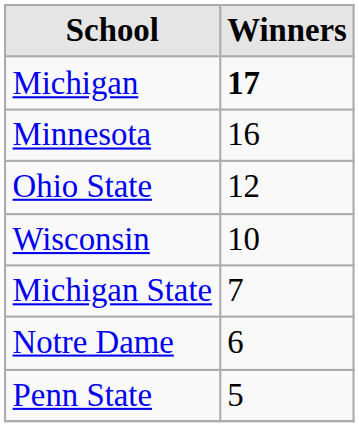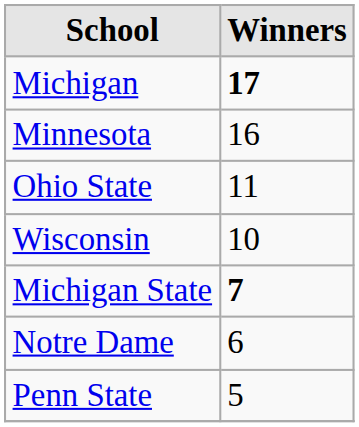(244, 186) 12 -> (243, 186) 11
(235, 290) normal -> (235, 290) bold
